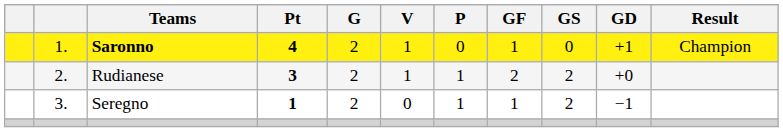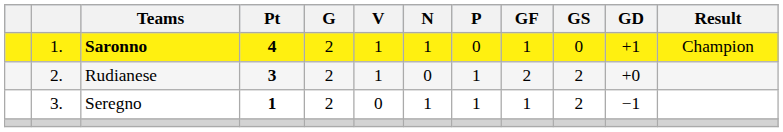+ column: (427, 18)
